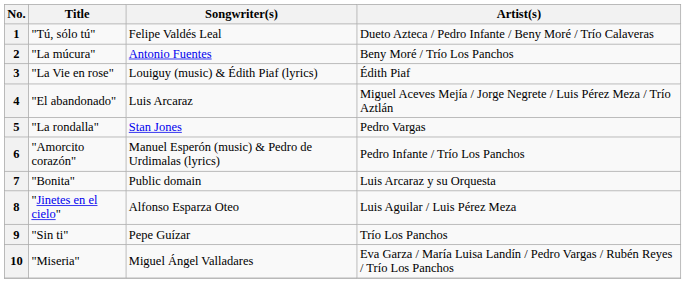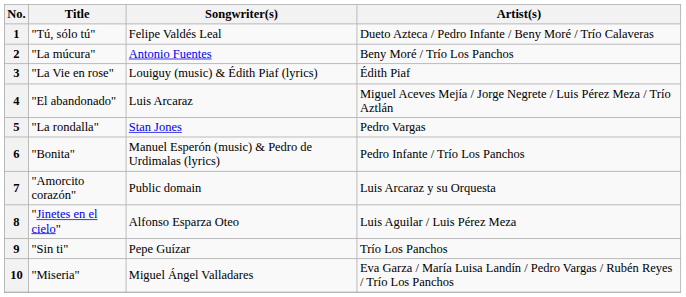(58, 154) "Amorcito corazón" -> (53, 154) "Bonita"
(53, 181) "Bonita" -> (58, 188) "Amorcito corazón"
